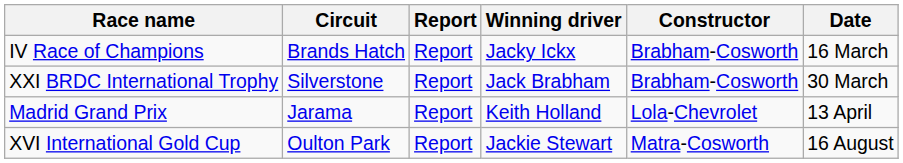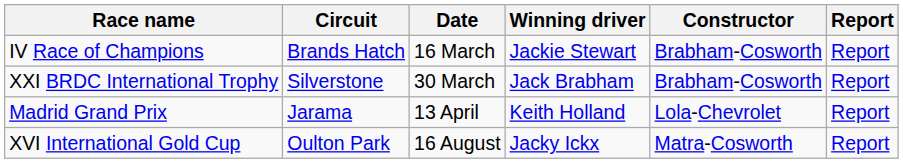columns swapped: (850, 20) <-> (445, 20)
(531, 51) Jacky Ickx -> (573, 51) Jackie Stewart
(549, 143) Jackie Stewart -> (554, 143) Jacky Ickx
